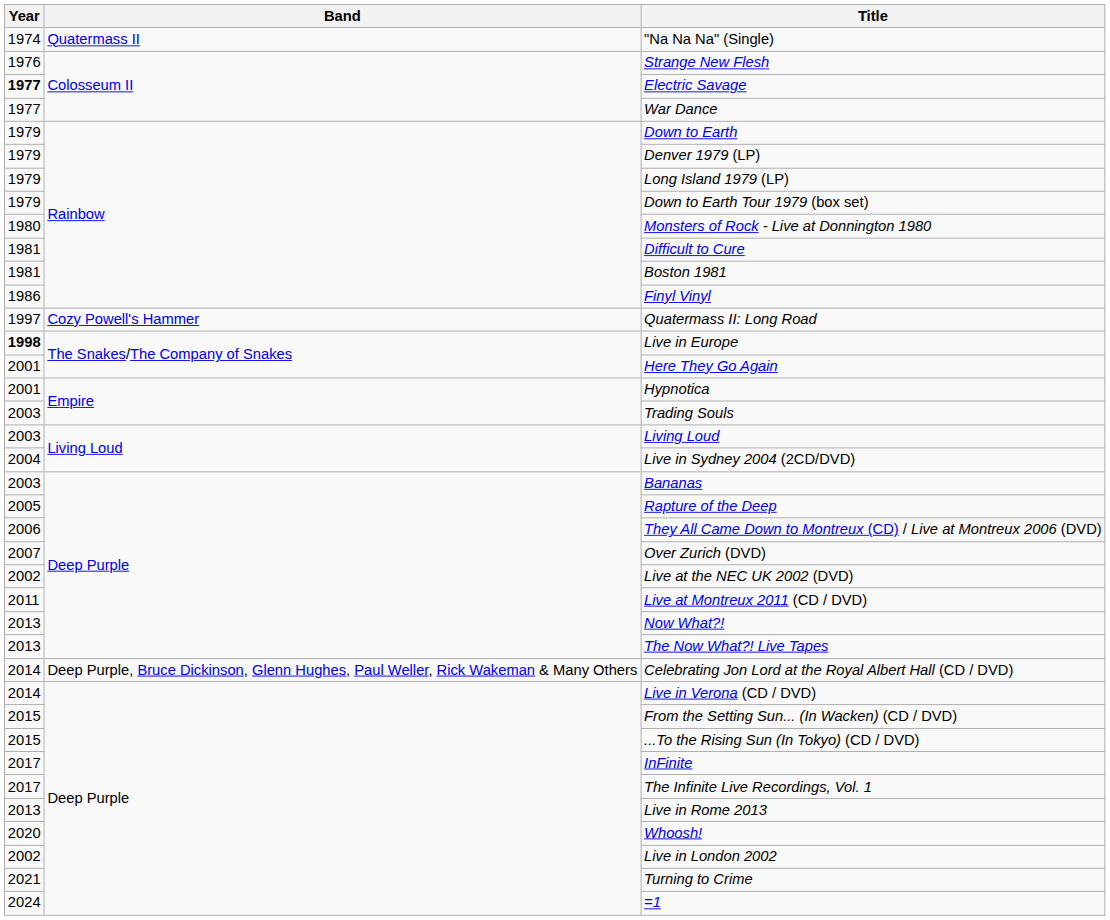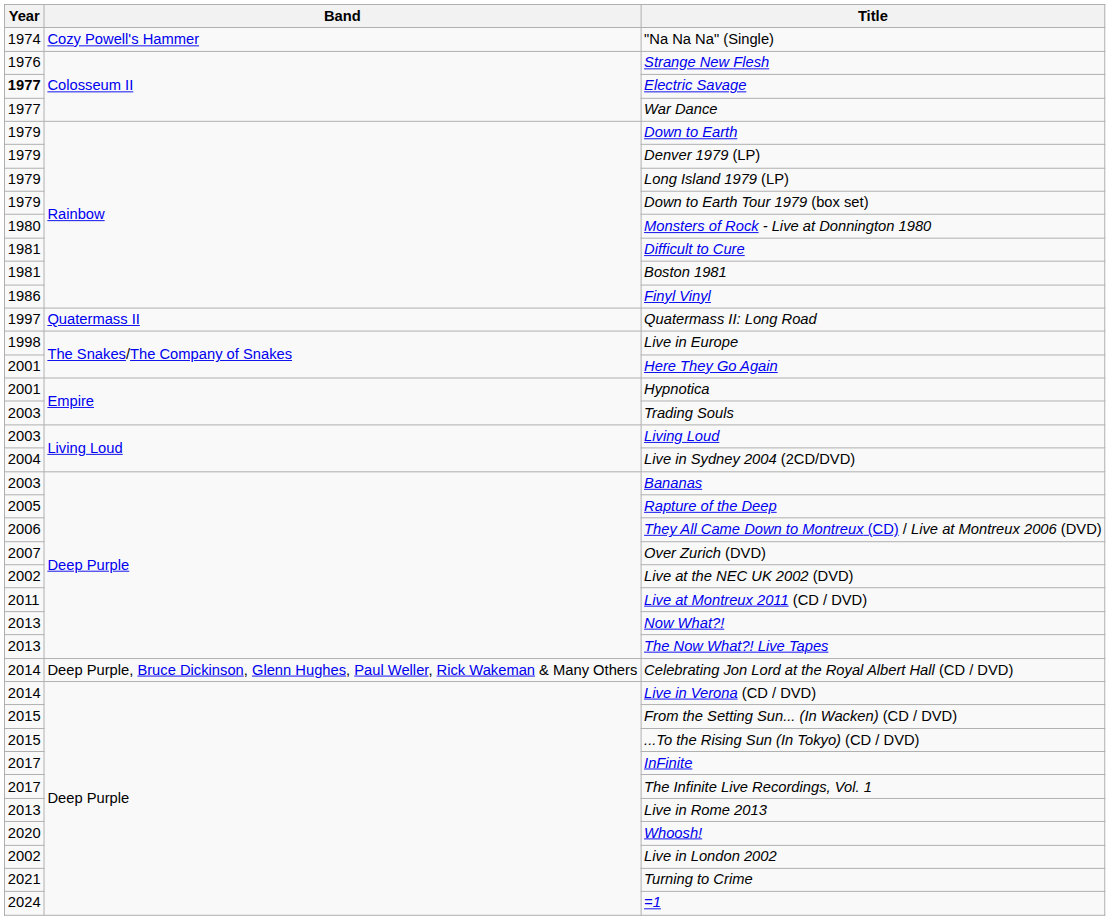(94, 39) Quatermass II -> (123, 39) Cozy Powell's Hammer
(123, 319) Cozy Powell's Hammer -> (94, 319) Quatermass II
(24, 343) bold -> (24, 343) normal
